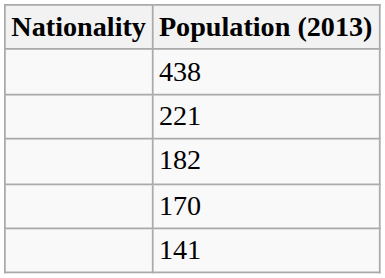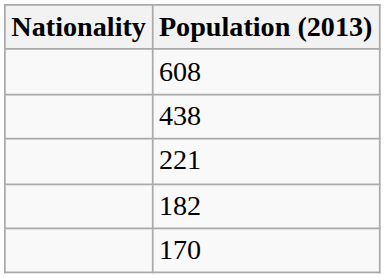+ row: (180, 71)
- row: (180, 250)
